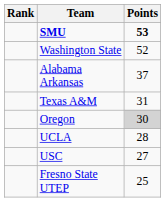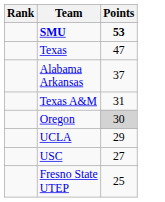- row: (81, 50)
+ row: (53, 50)
(142, 138) 28 -> (119, 138) 29
